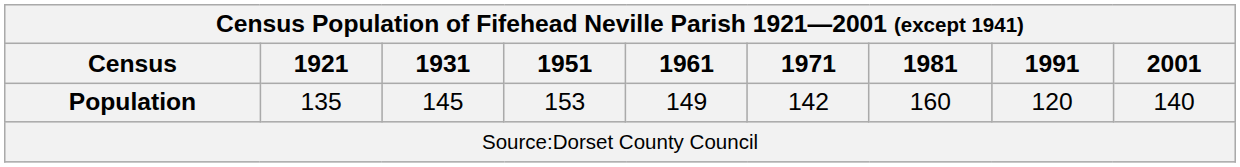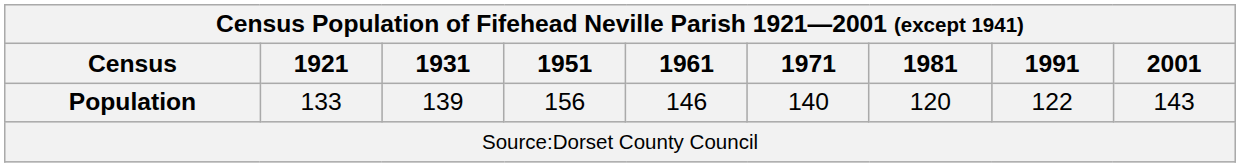(321, 102) 135 -> (321, 102) 133
(443, 102) 145 -> (443, 102) 139
(565, 102) 153 -> (565, 102) 156
(687, 102) 149 -> (687, 102) 146
(808, 102) 142 -> (808, 102) 140
(930, 102) 160 -> (930, 102) 120
(1052, 102) 120 -> (1052, 102) 122
(1174, 102) 140 -> (1174, 102) 143
